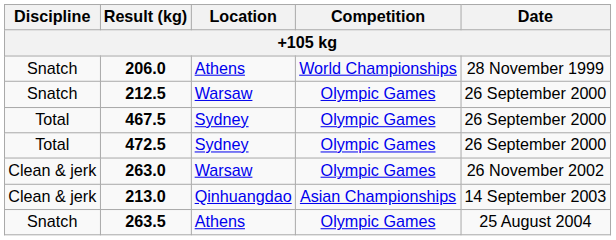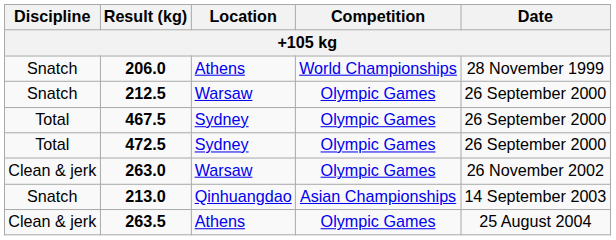(52, 196) Clean & jerk -> (52, 196) Snatch
(52, 222) Snatch -> (52, 222) Clean & jerk
